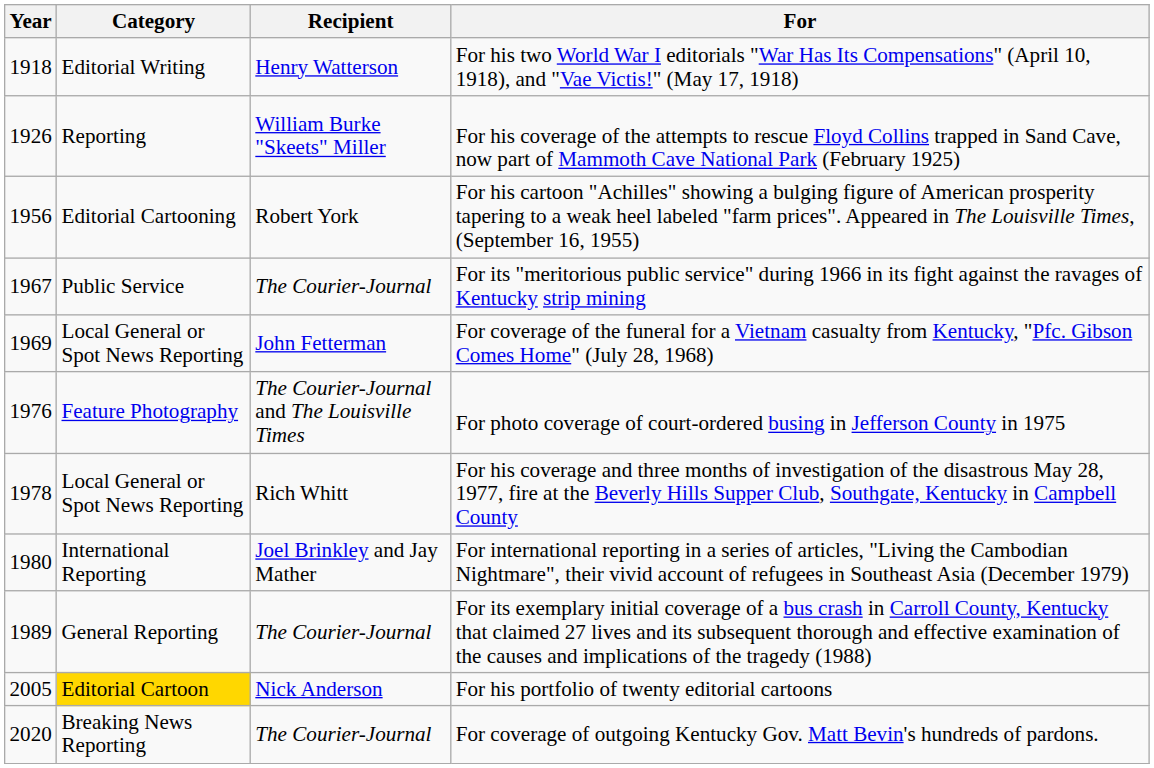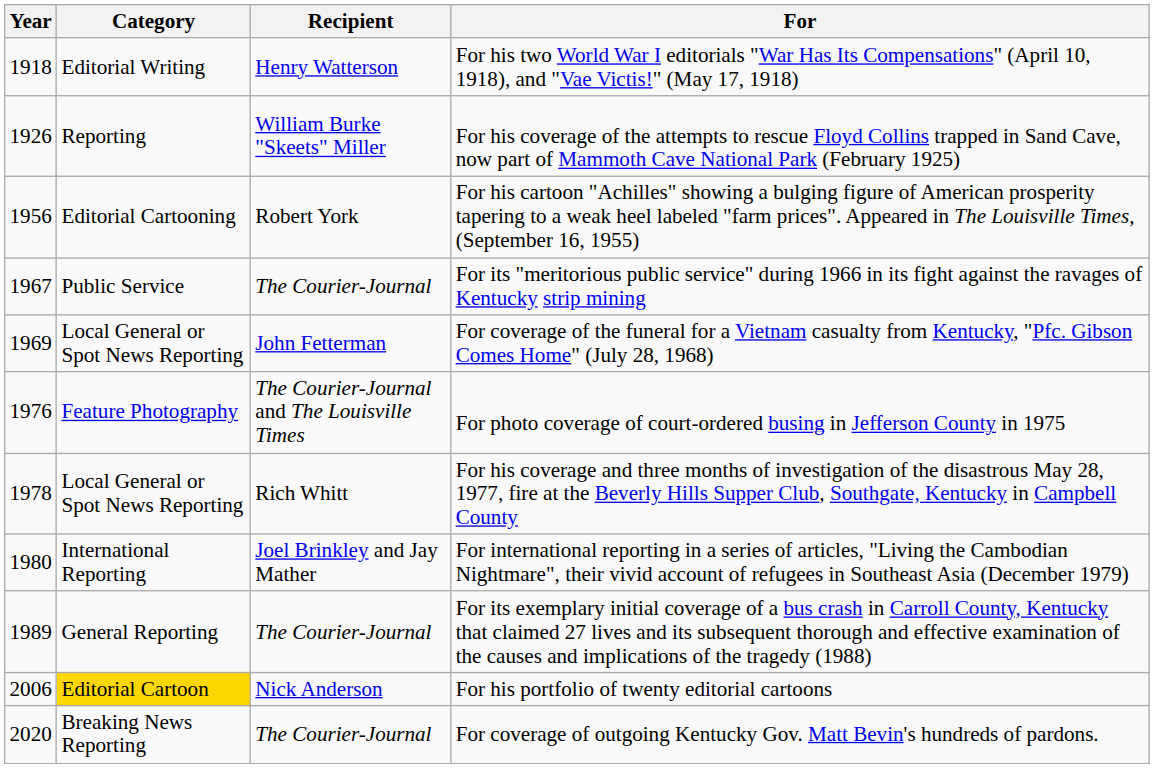(31, 688) 2005 -> (31, 688) 2006
